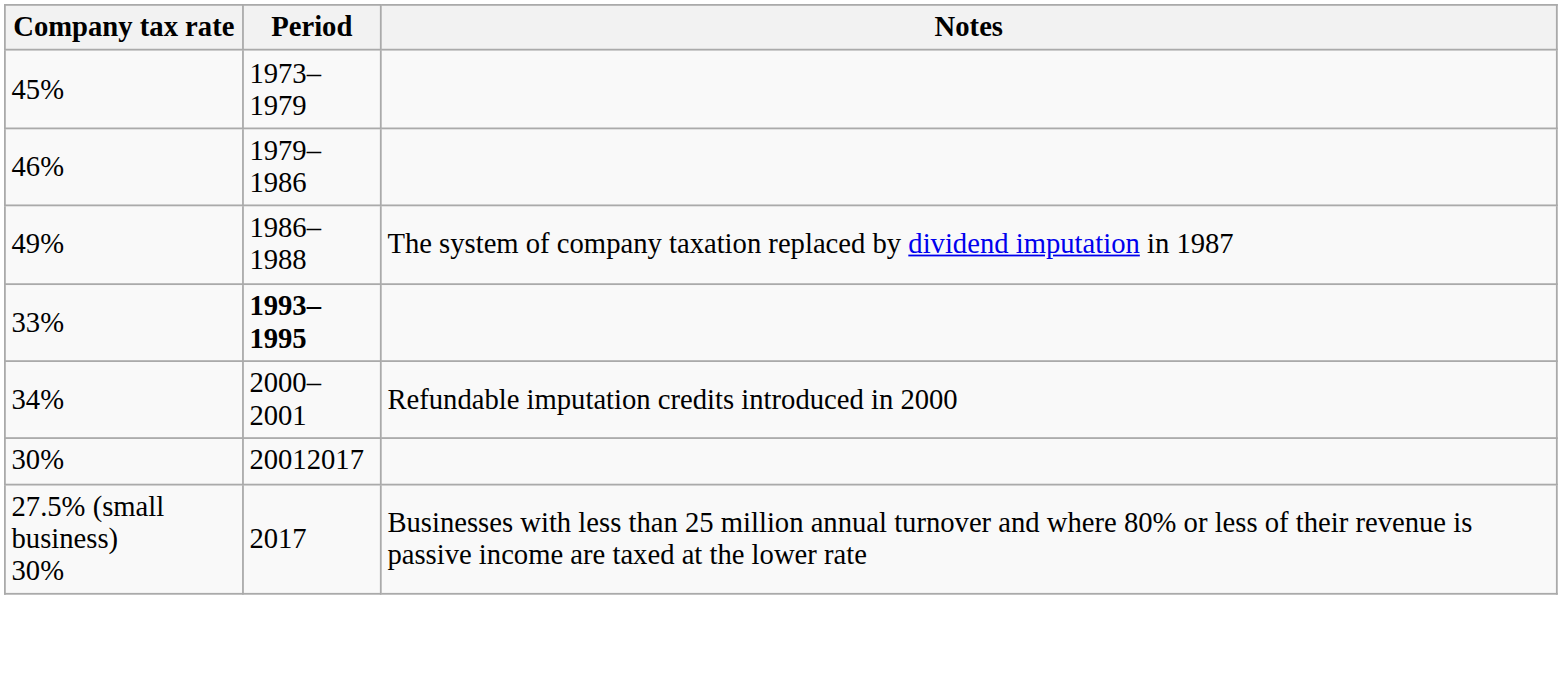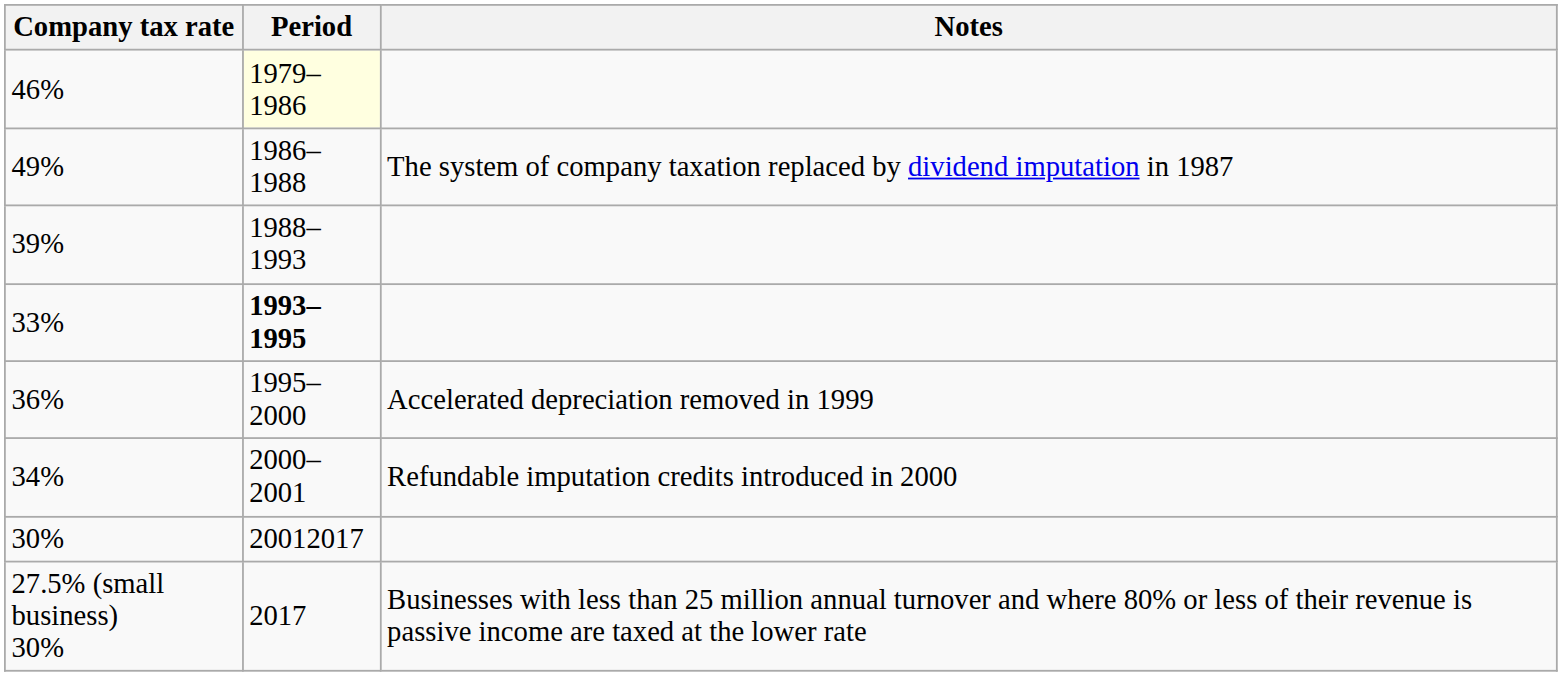- row: (38, 88)
(285, 166) no background -> (285, 88) lightyellow background
+ row: (38, 244)
+ row: (38, 399)
